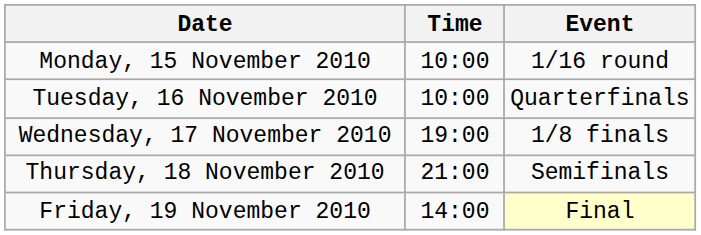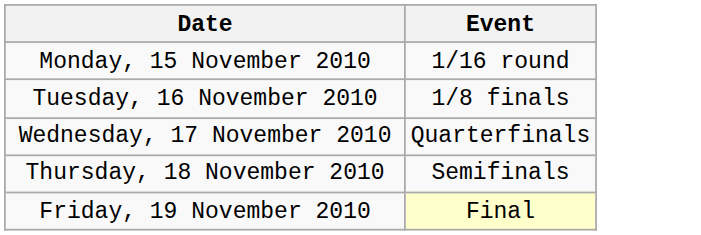- column: (455, 24)
(600, 99) Quarterfinals -> (500, 99) 1/8 finals
(600, 136) 1/8 finals -> (500, 136) Quarterfinals
